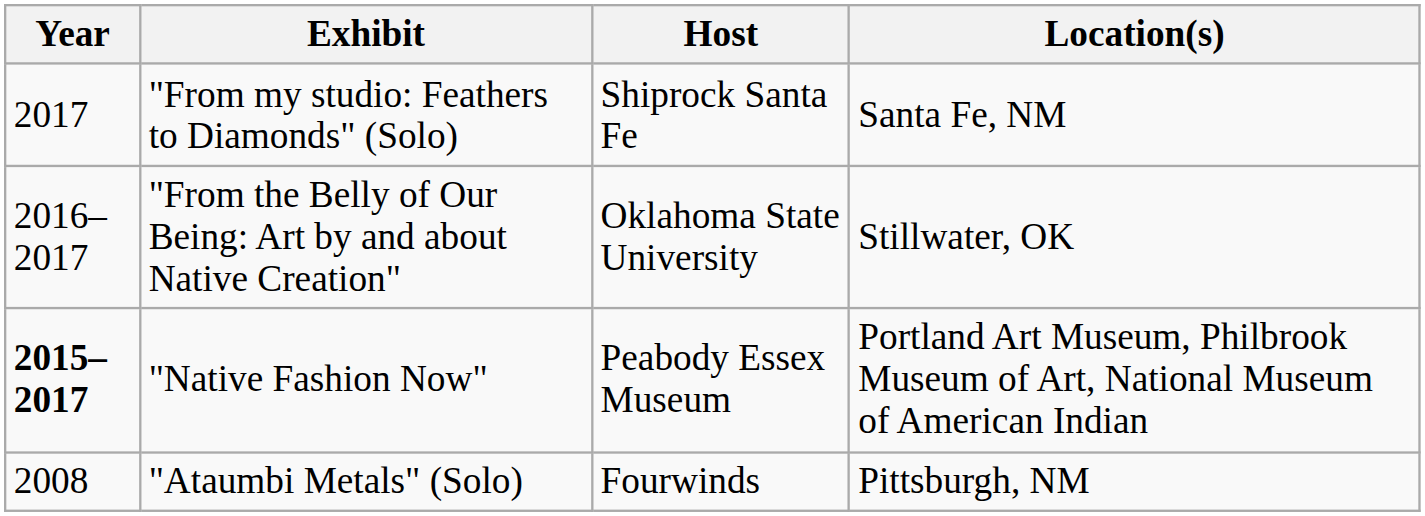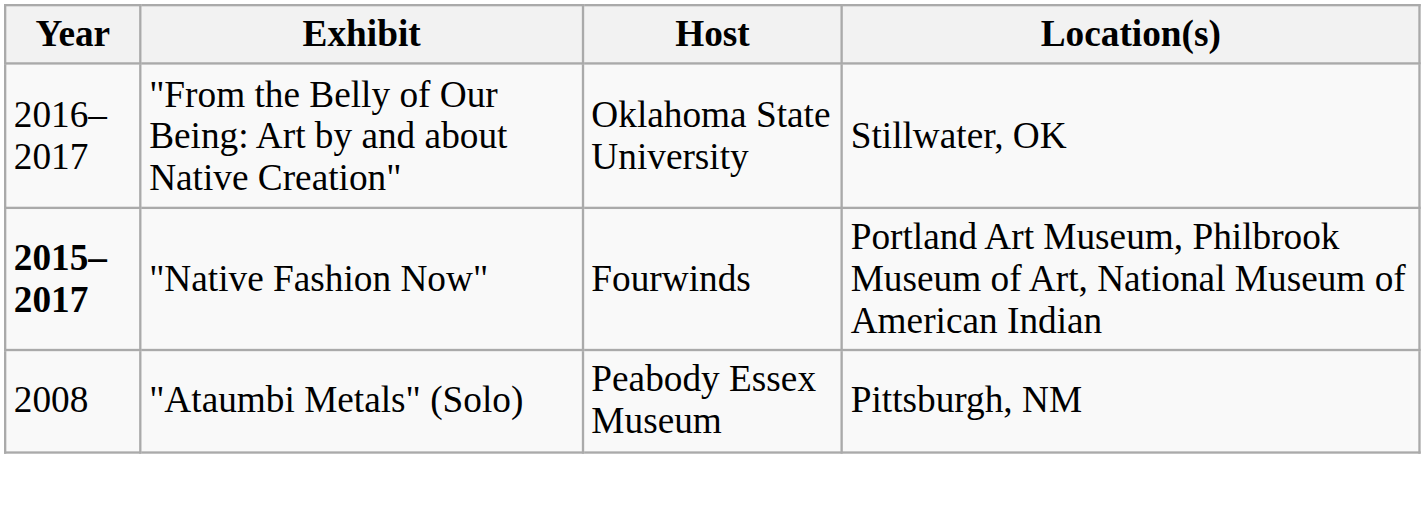- row: (348, 114)
(713, 379) Peabody Essex Museum -> (671, 278) Fourwinds
(680, 480) Fourwinds -> (704, 400) Peabody Essex Museum
